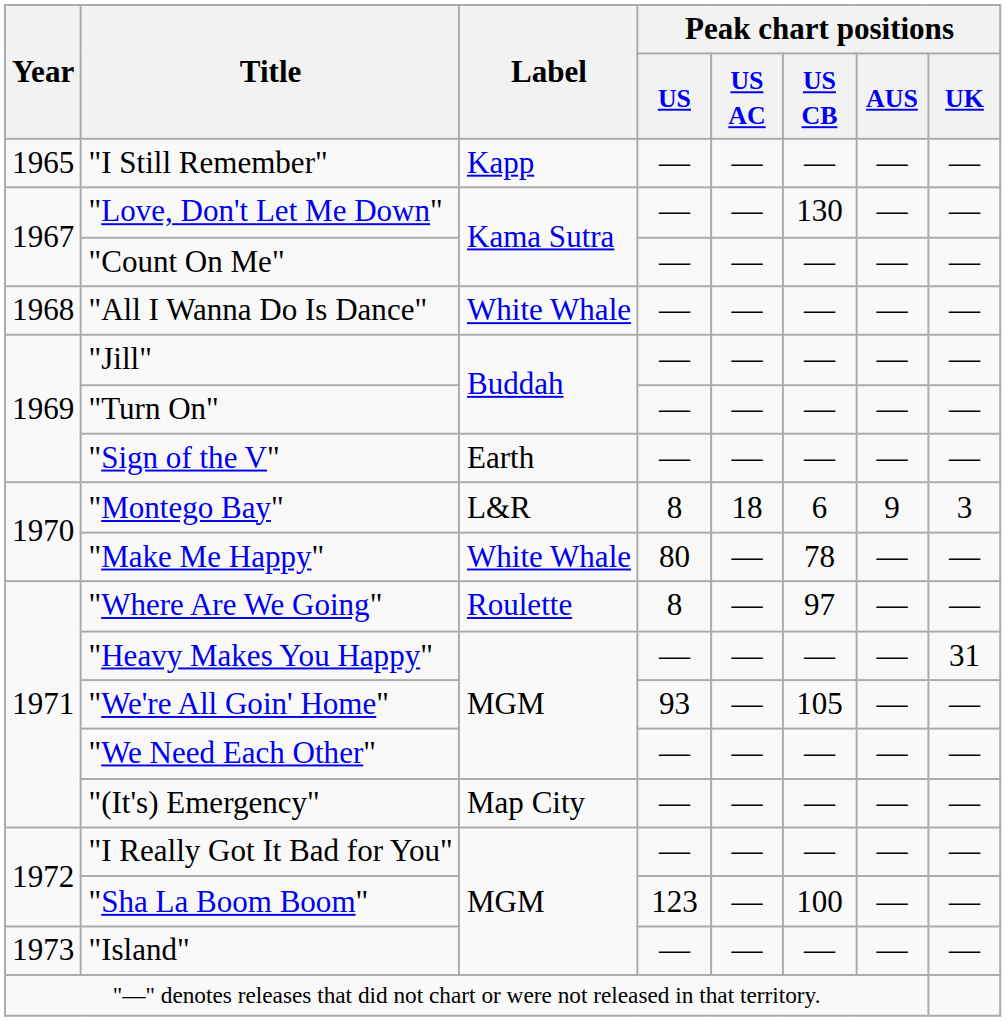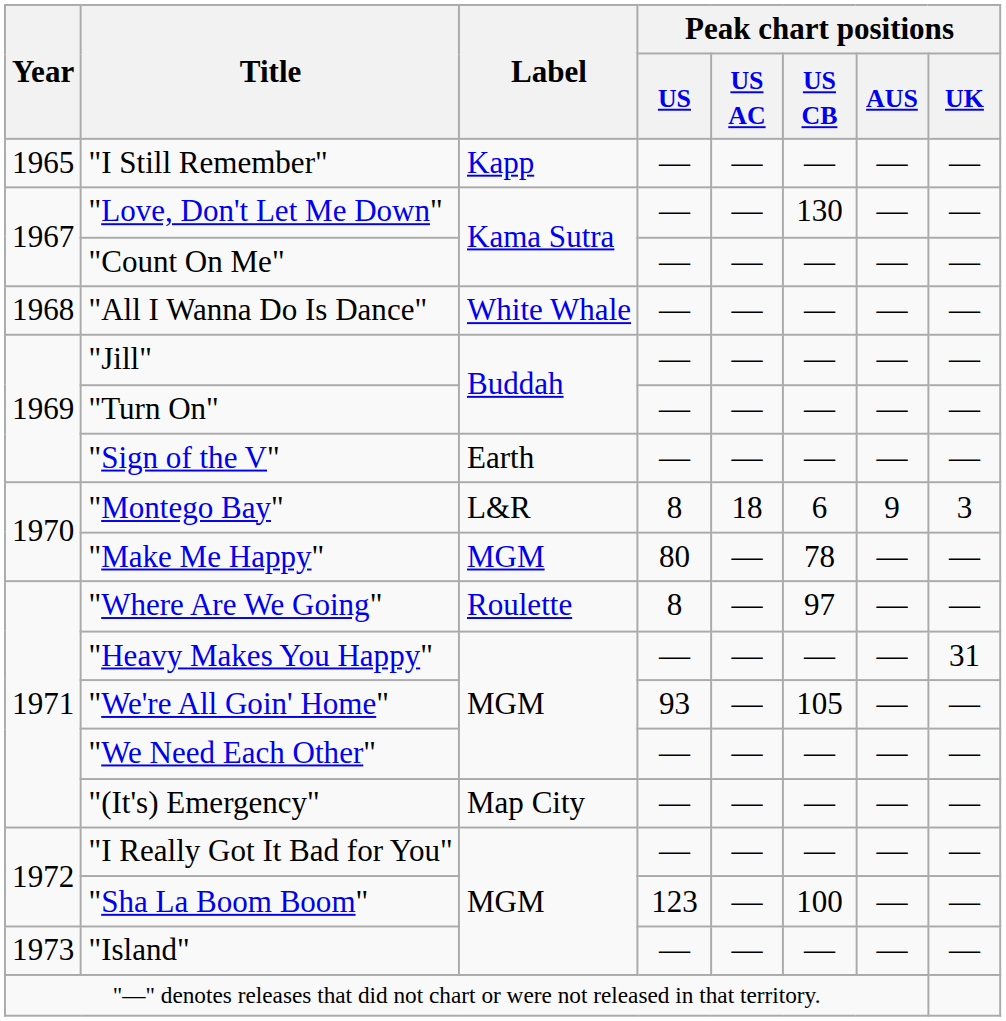(549, 556) White Whale -> (506, 556) MGM
